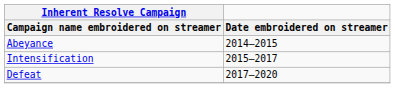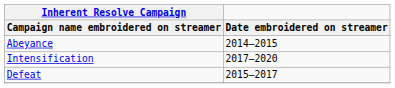(252, 59) 2015–2017 -> (252, 59) 2017–2020
(252, 75) 2017–2020 -> (252, 75) 2015–2017
